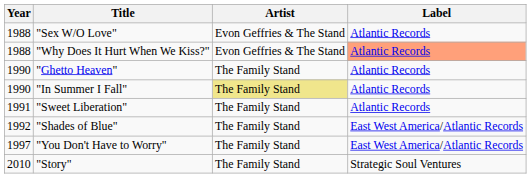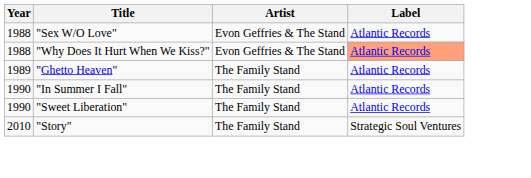(19, 70) 1990 -> (19, 70) 1989
(257, 88) khaki background -> (257, 88) no background
(19, 107) 1991 -> (19, 107) 1990
- row: (77, 126)
- row: (101, 145)
